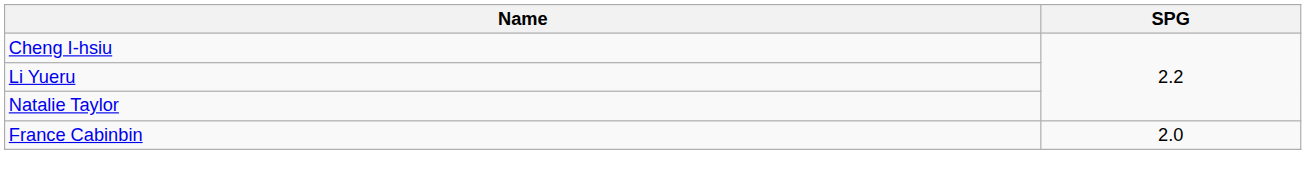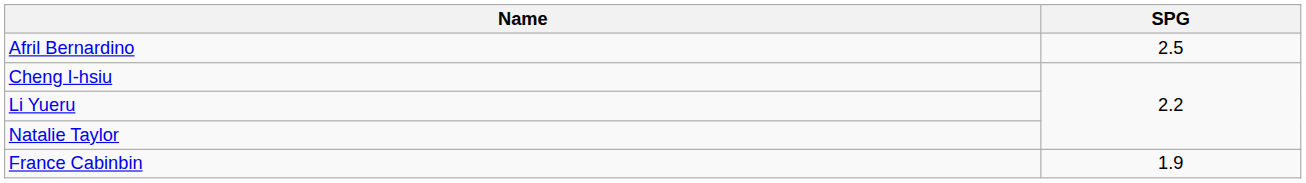+ row: (72, 47)
(1171, 134) 2.0 -> (1171, 163) 1.9
